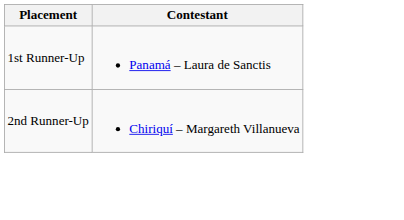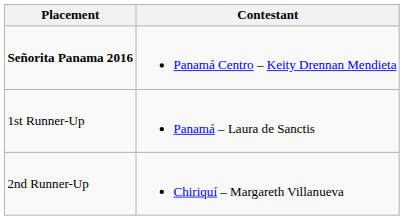+ row: (70, 57)
